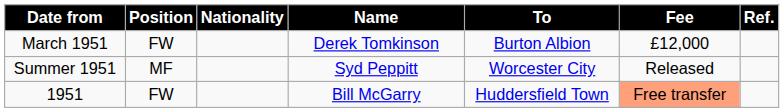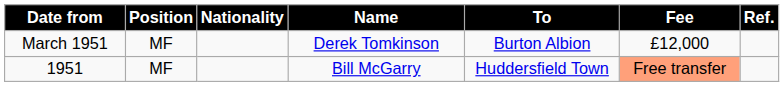(161, 44) FW -> (161, 44) MF
- row: (65, 69)
(161, 95) FW -> (161, 69) MF
